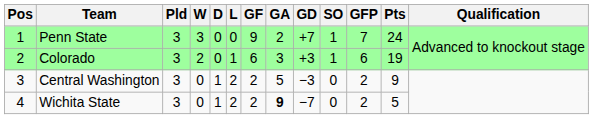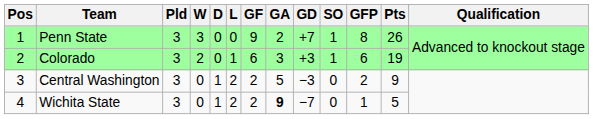(364, 37) 7 -> (364, 37) 8
(395, 37) 24 -> (395, 37) 26
(364, 102) 2 -> (364, 102) 1
